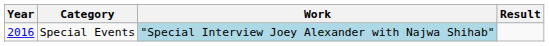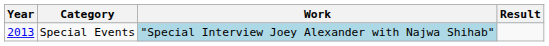(21, 32) 2016 -> (21, 32) 2013
